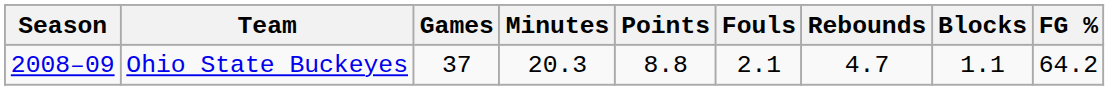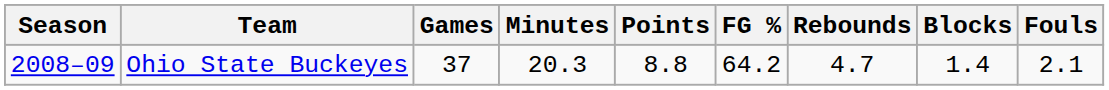columns swapped: (1068, 25) <-> (759, 25)
(983, 65) 1.1 -> (968, 65) 1.4
